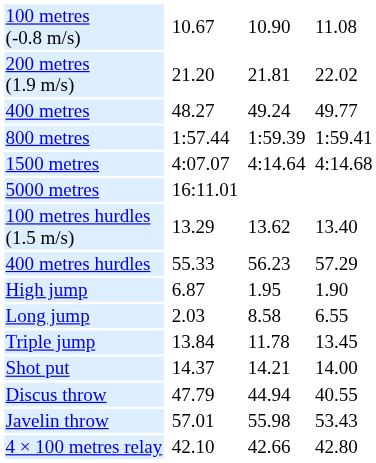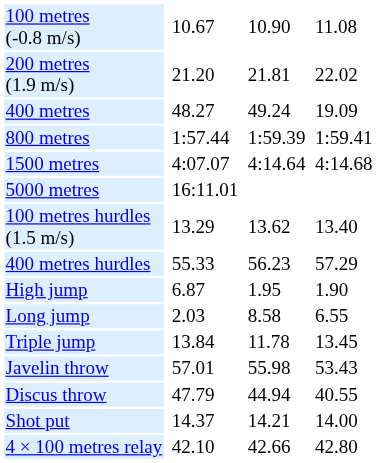(336, 111) 49.77 -> (336, 111) 19.09
rows swapped: (38, 368) <-> (57, 420)
